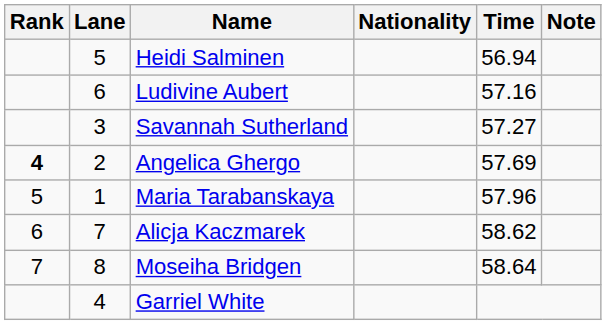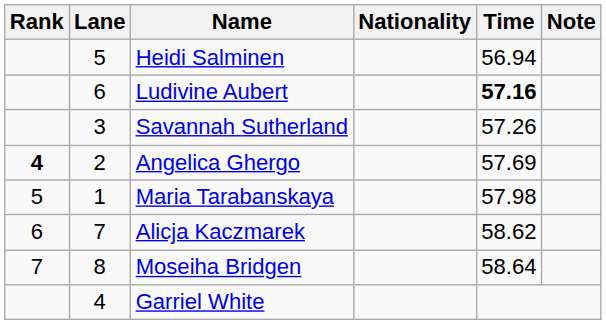(509, 92) normal -> (509, 92) bold
(509, 127) 57.27 -> (509, 127) 57.26
(509, 197) 57.96 -> (509, 197) 57.98
